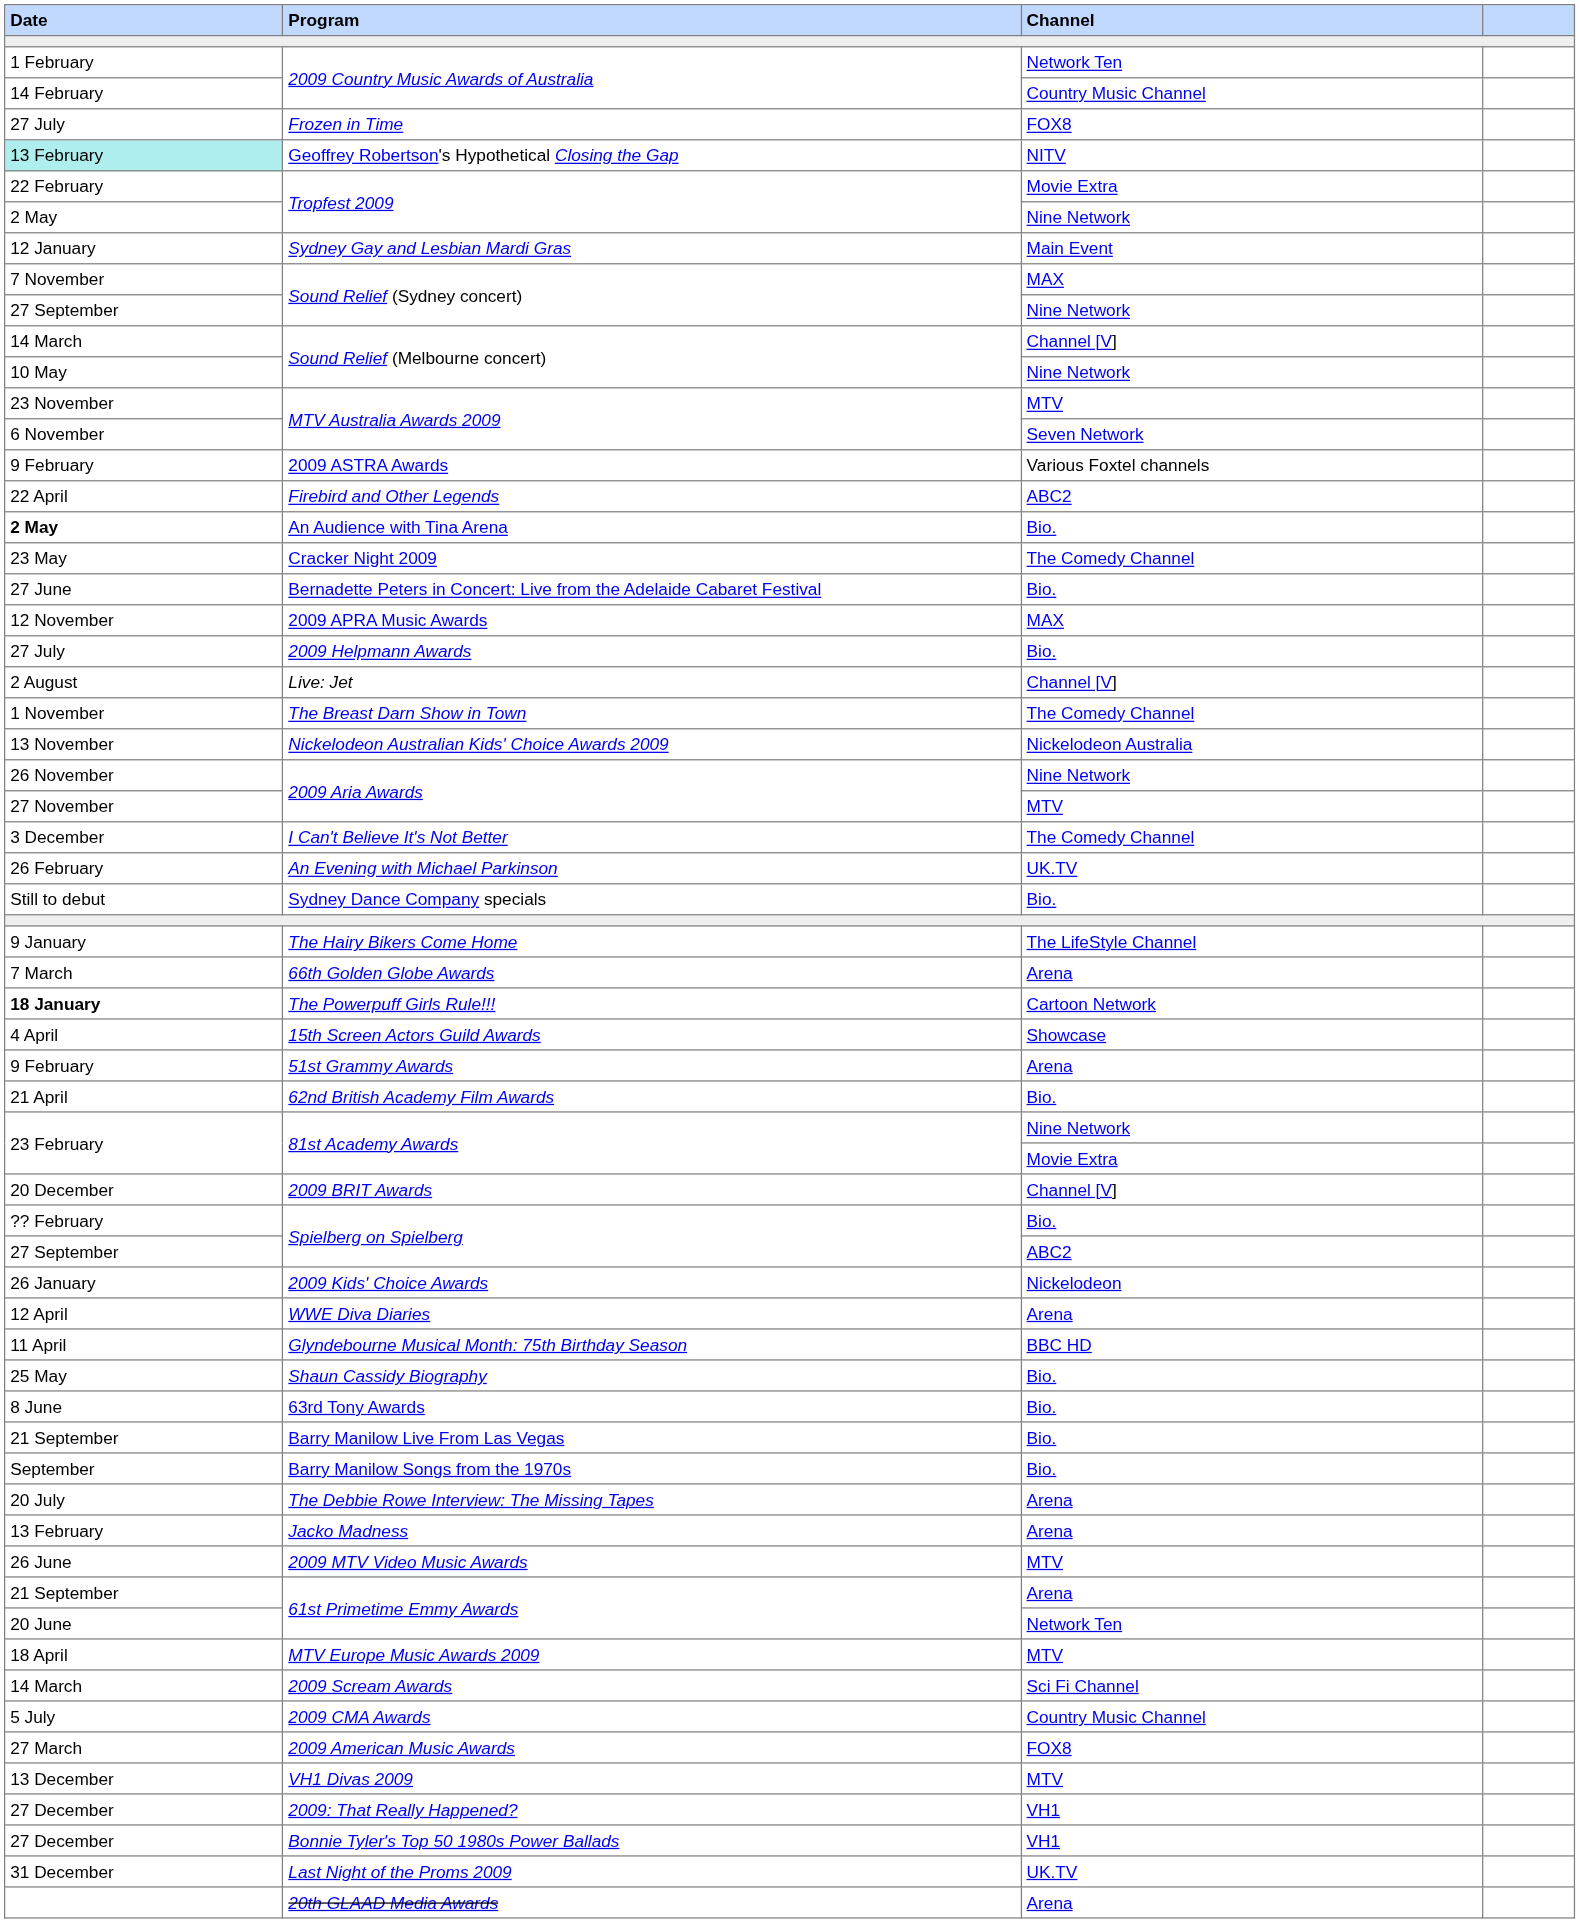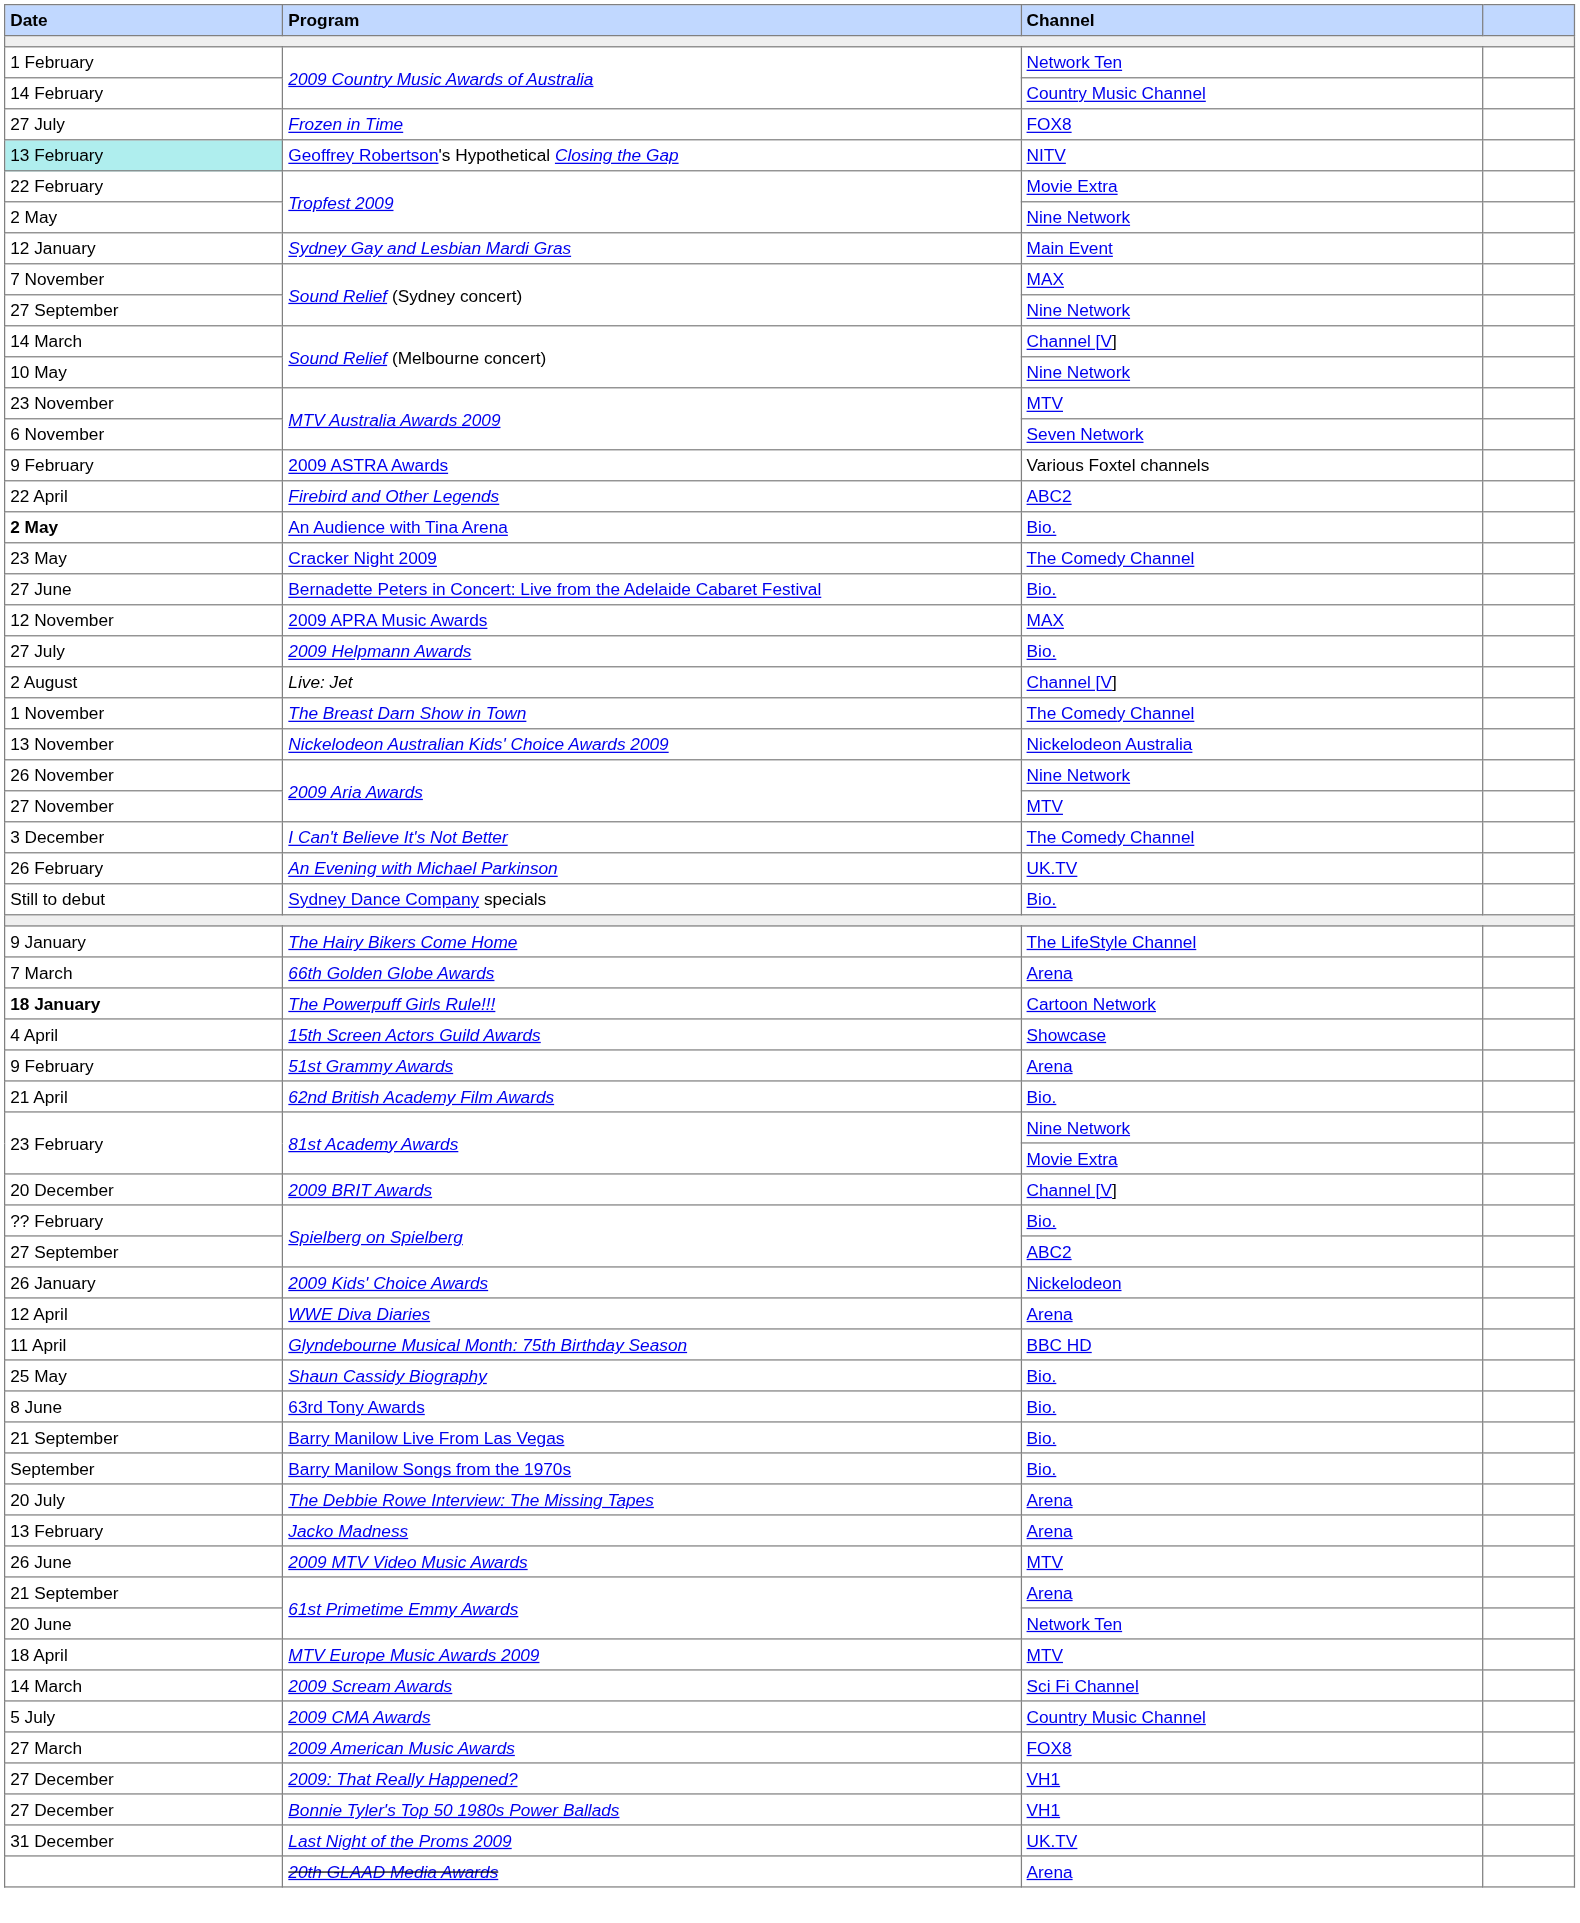- row: (351, 1778)
